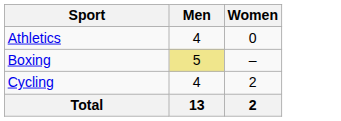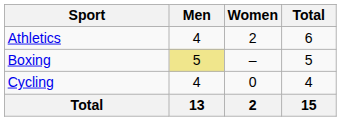+ column: (309, 15)
(253, 37) 0 -> (253, 37) 2
(253, 82) 2 -> (253, 82) 0
